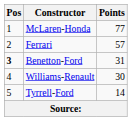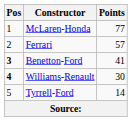(120, 60) 31 -> (120, 60) 41
(9, 76) normal -> (9, 76) bold
